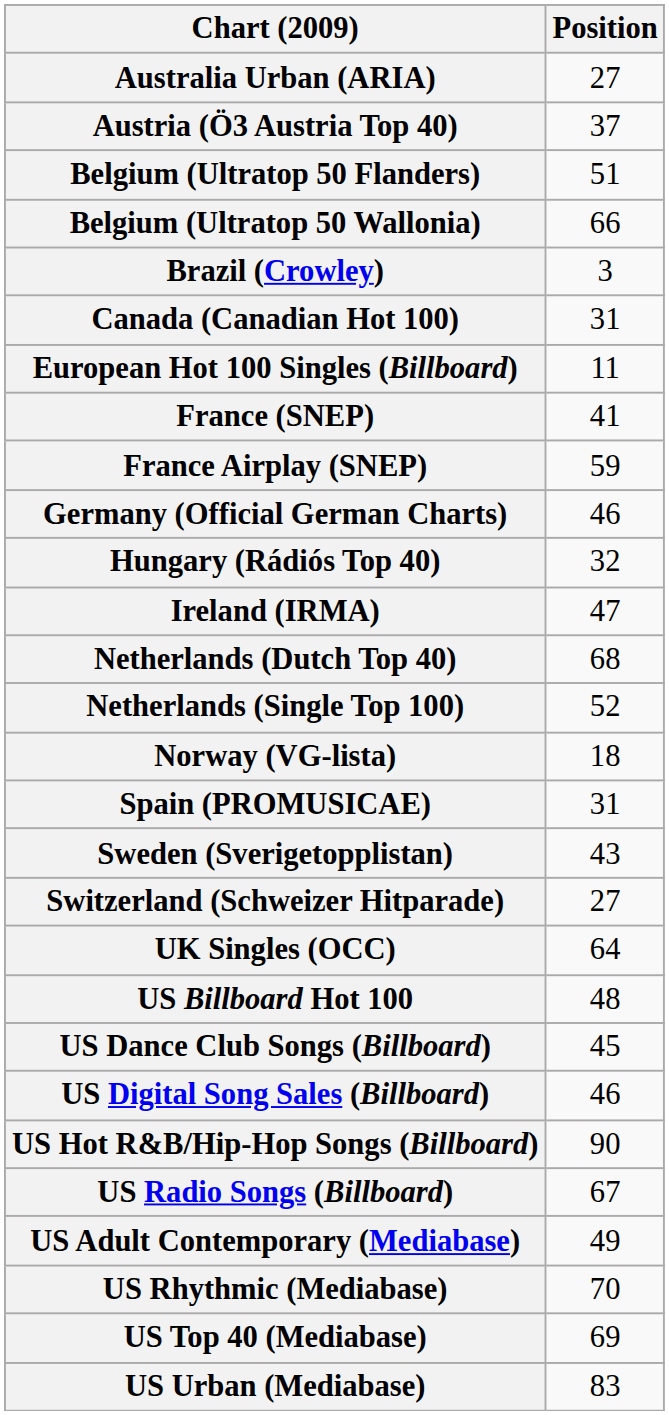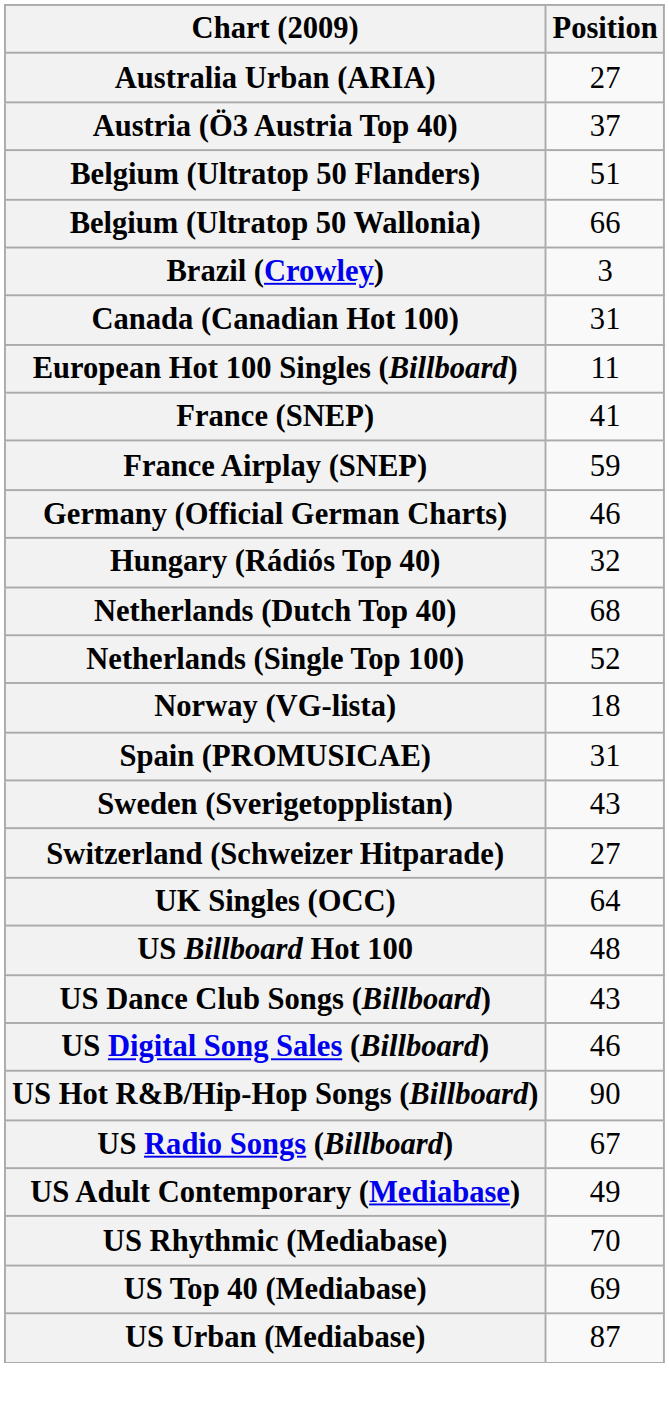- row: (275, 610)
(605, 1046) 45 -> (605, 998) 43
(605, 1385) 83 -> (605, 1337) 87
